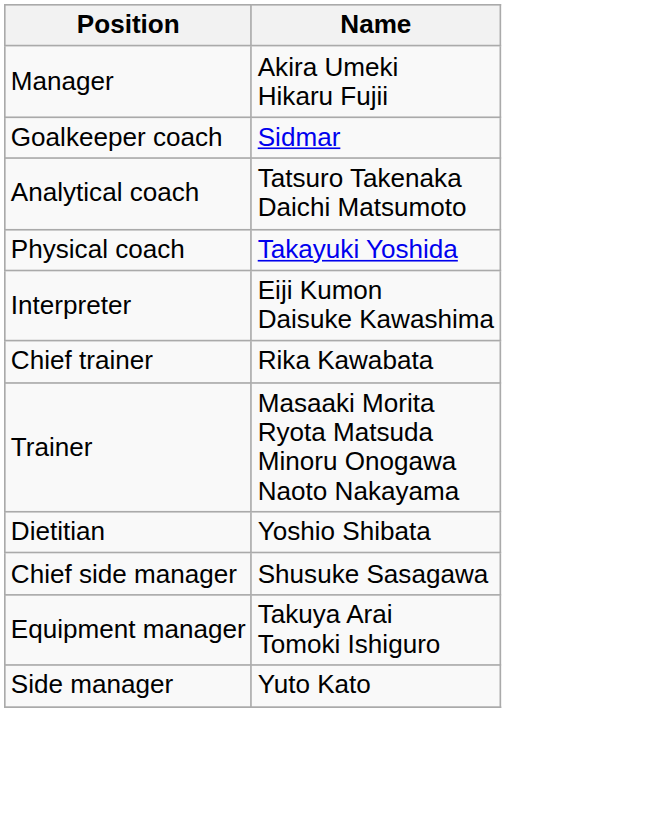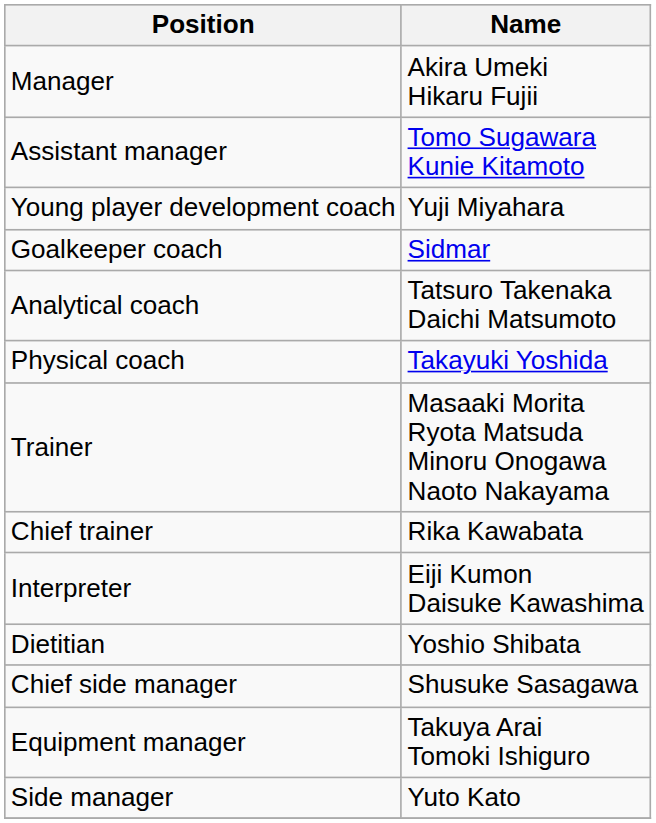+ row: (119, 151)
+ row: (203, 207)
rows swapped: (71, 305) <-> (52, 446)
